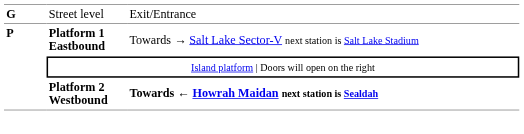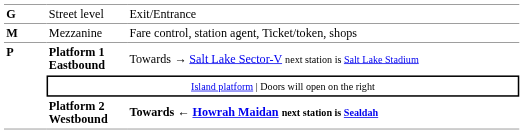+ row: (76, 32)
